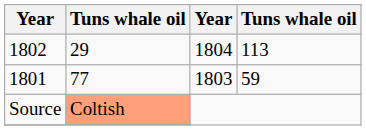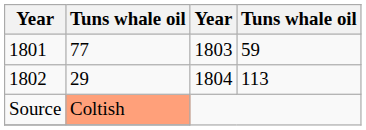rows swapped: (28, 79) <-> (28, 49)
